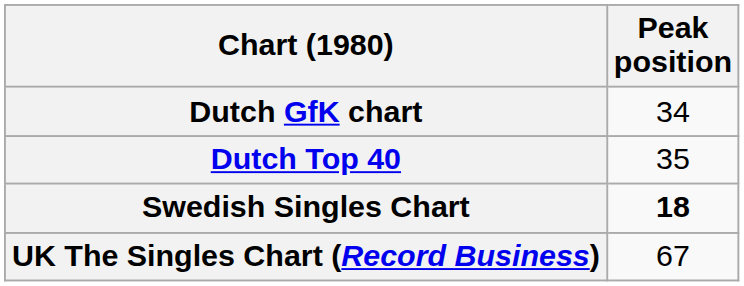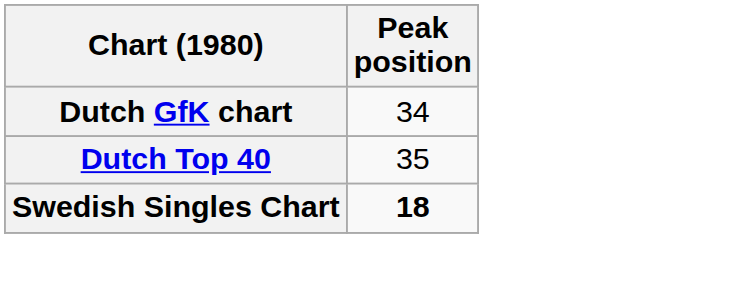- row: (306, 255)
